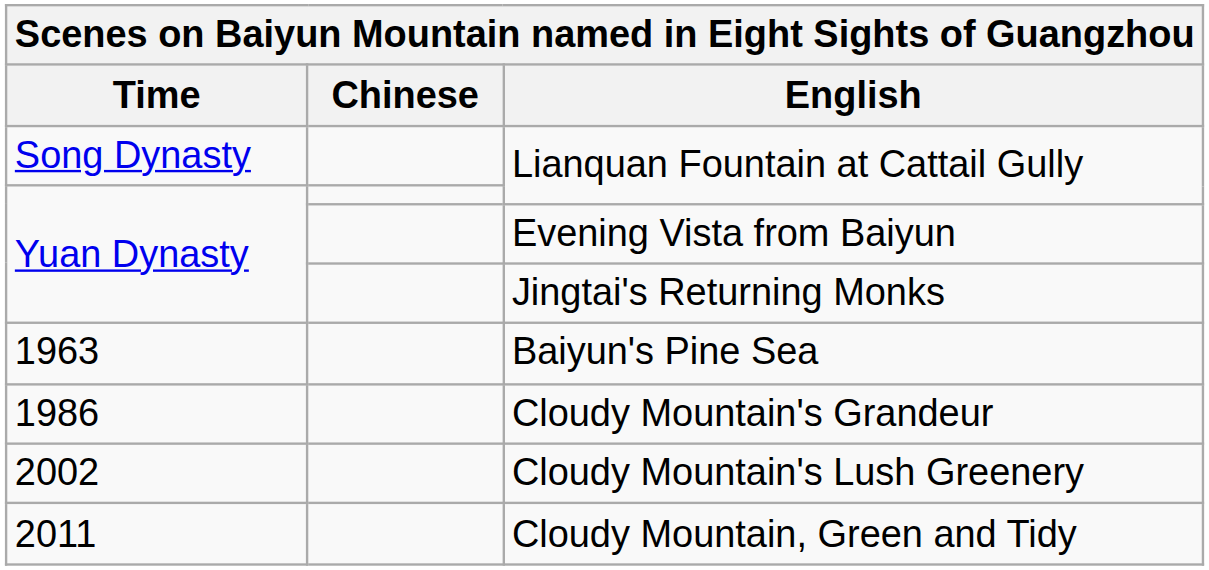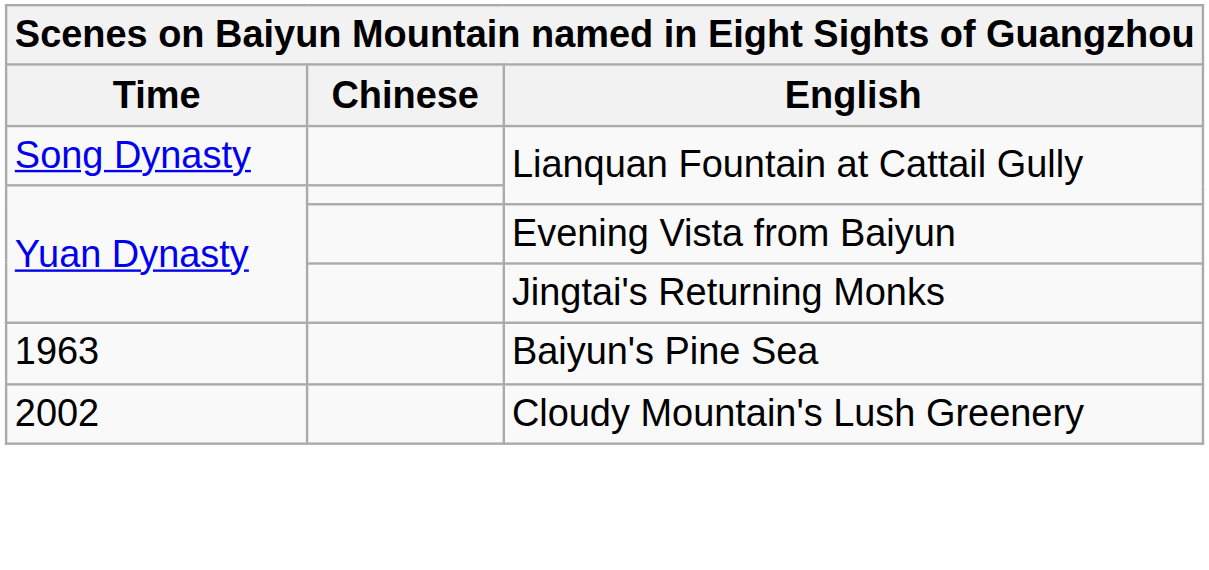- row: (57, 412)
- row: (56, 533)
